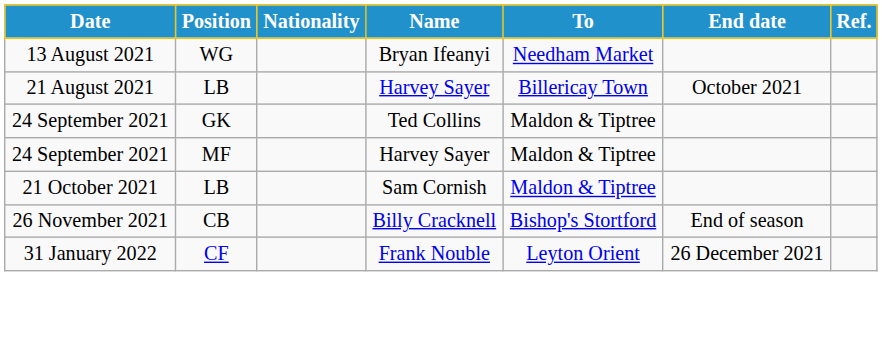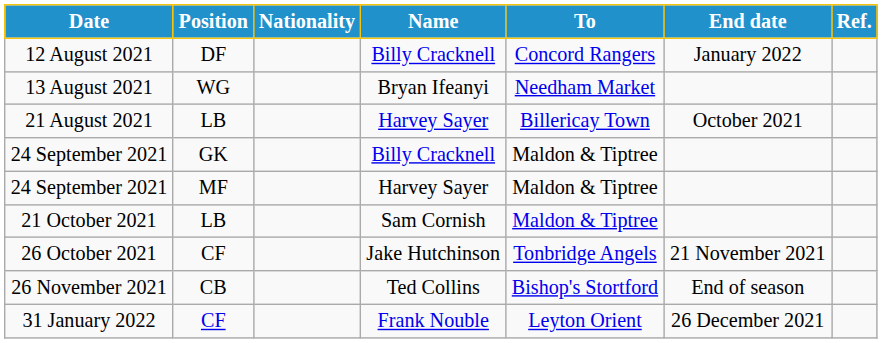+ row: (89, 54)
(434, 121) Ted Collins -> (433, 154) Billy Cracknell
+ row: (89, 254)
(434, 221) Billy Cracknell -> (433, 287) Ted Collins
